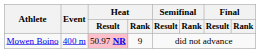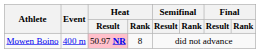(140, 41) 9 -> (140, 41) 8
